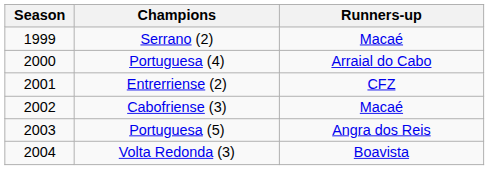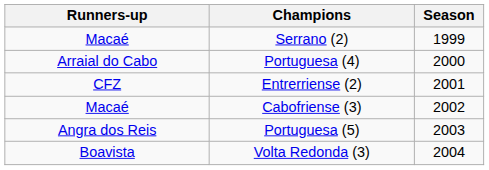columns swapped: (40, 15) <-> (381, 15)
